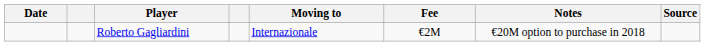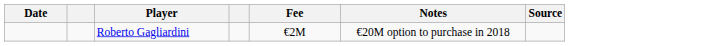- column: (316, 13)
